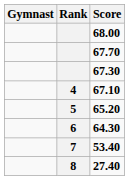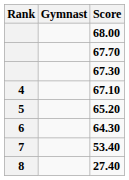columns swapped: (73, 14) <-> (30, 14)
